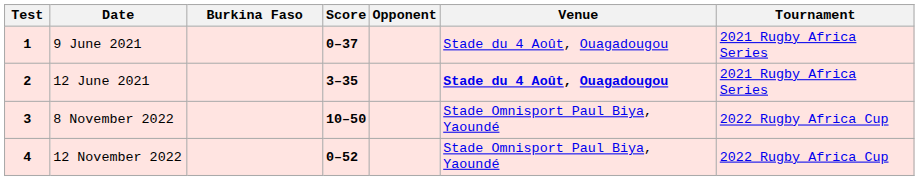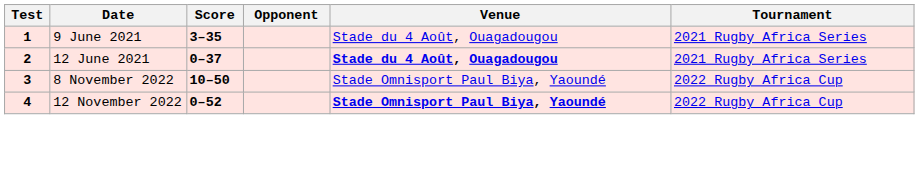- column: (255, 15)
(342, 45) 0–37 -> (206, 37) 3–35
(342, 82) 3–35 -> (206, 59) 0–37
(548, 157) normal -> (469, 103) bold
